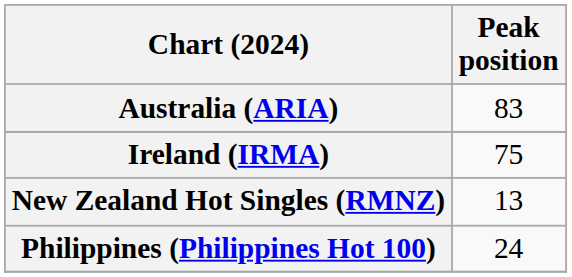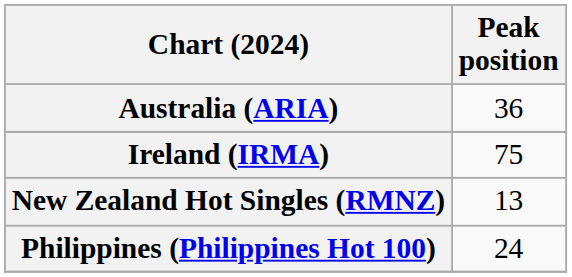(509, 107) 83 -> (509, 107) 36
